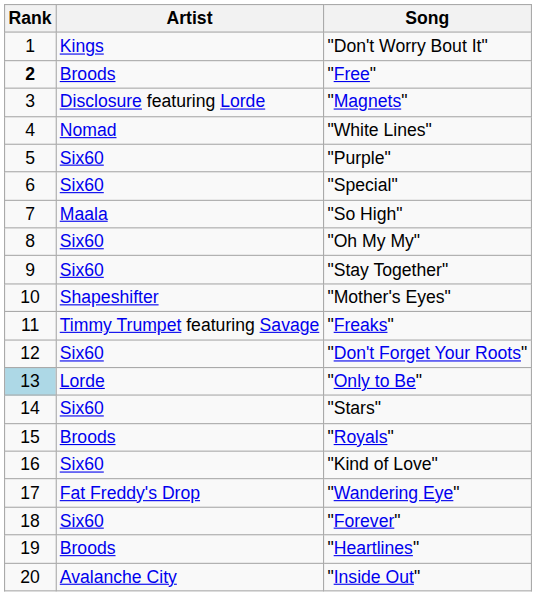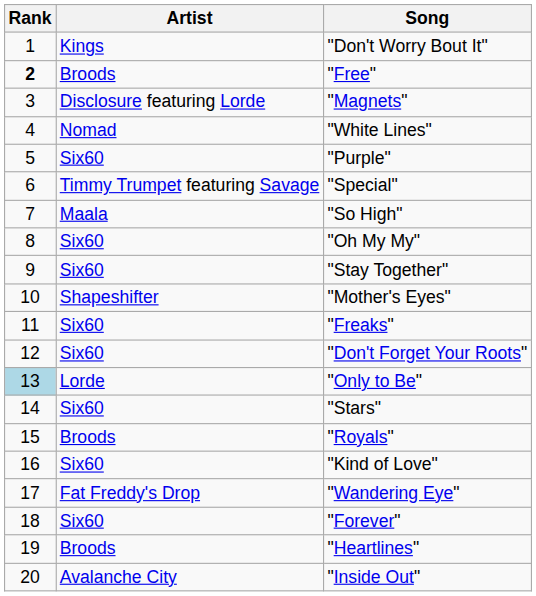(82, 185) Six60 -> (190, 185) Timmy Trumpet featuring Savage
(190, 325) Timmy Trumpet featuring Savage -> (82, 325) Six60
